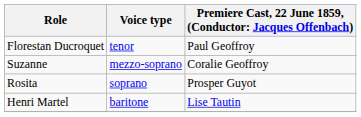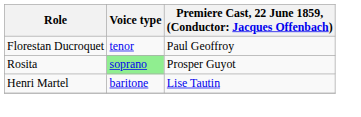- row: (27, 64)
(128, 83) no background -> (128, 64) lightgreen background
